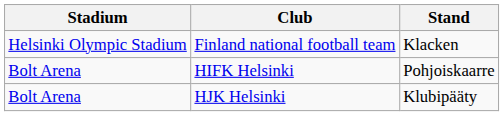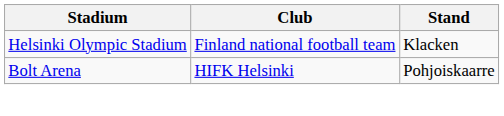- row: (240, 96)
